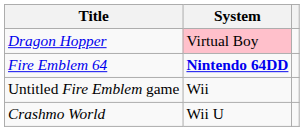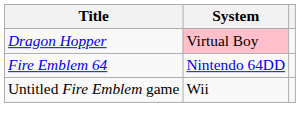(237, 65) bold -> (236, 65) normal
- row: (57, 114)
